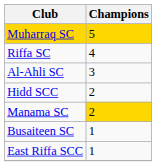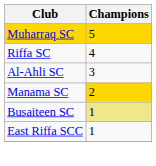- row: (33, 92)
(92, 131) no background -> (92, 111) khaki background
